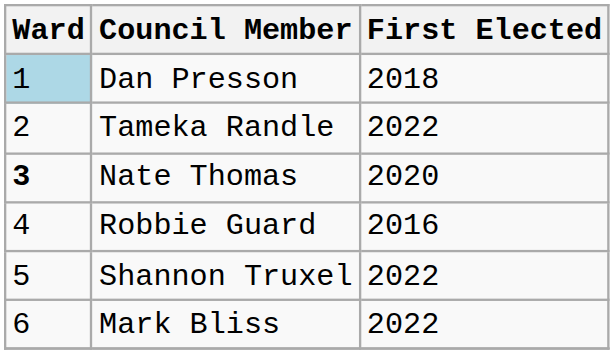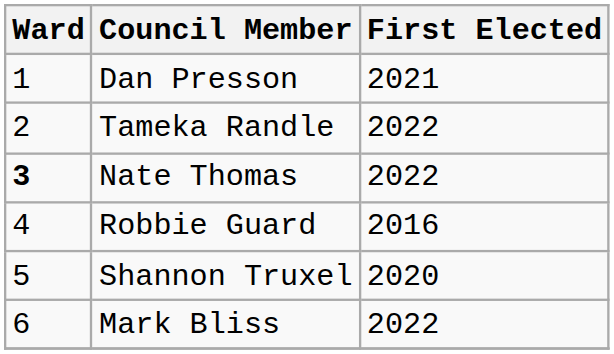(21, 79) lightblue background -> (21, 79) no background
(403, 79) 2018 -> (403, 79) 2021
(403, 177) 2020 -> (403, 177) 2022
(403, 276) 2022 -> (403, 276) 2020
